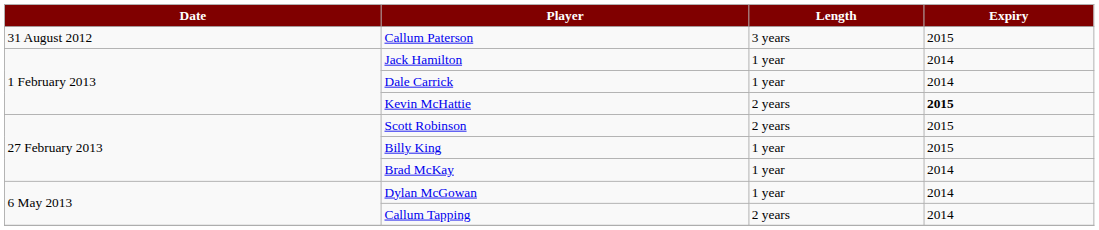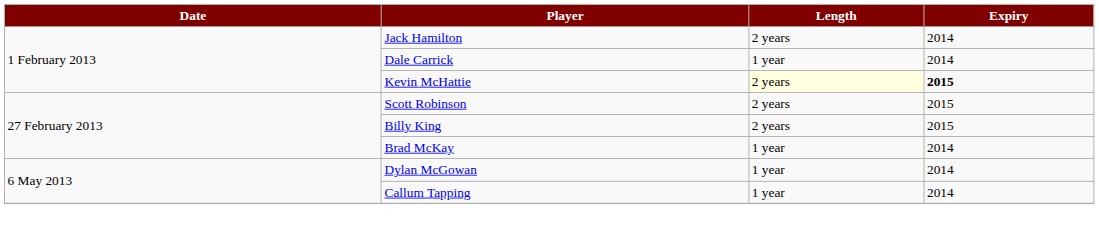- row: (429, 37)
(768, 59) 1 year -> (771, 37) 2 years
(771, 103) no background -> (771, 81) lightyellow background
(768, 148) 1 year -> (771, 125) 2 years
(771, 214) 2 years -> (768, 192) 1 year
